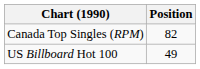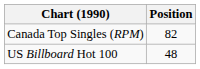(171, 53) 49 -> (171, 53) 48
